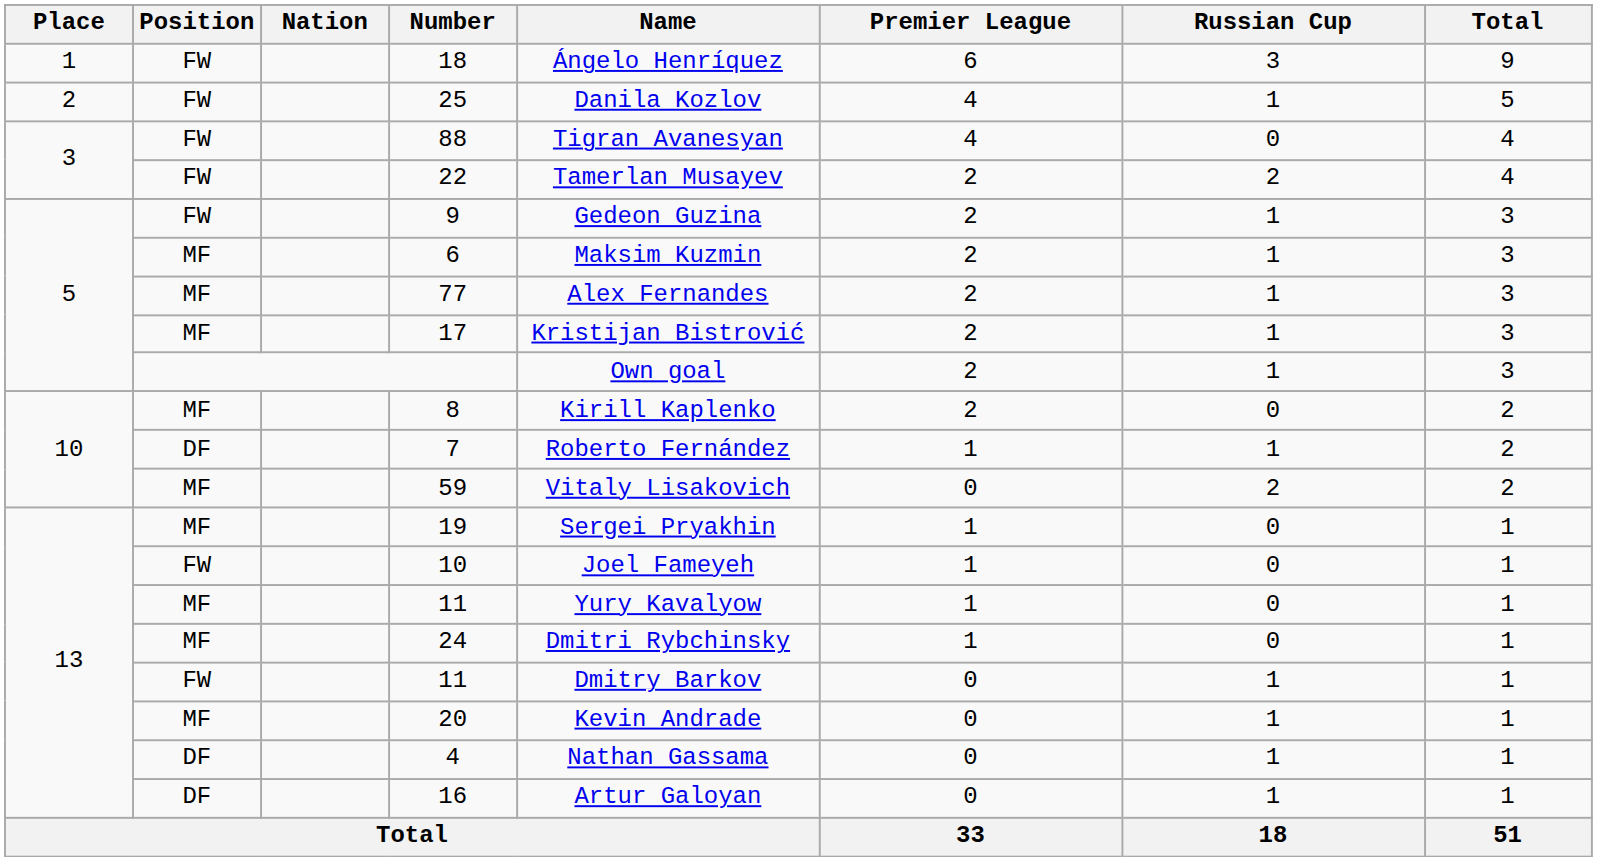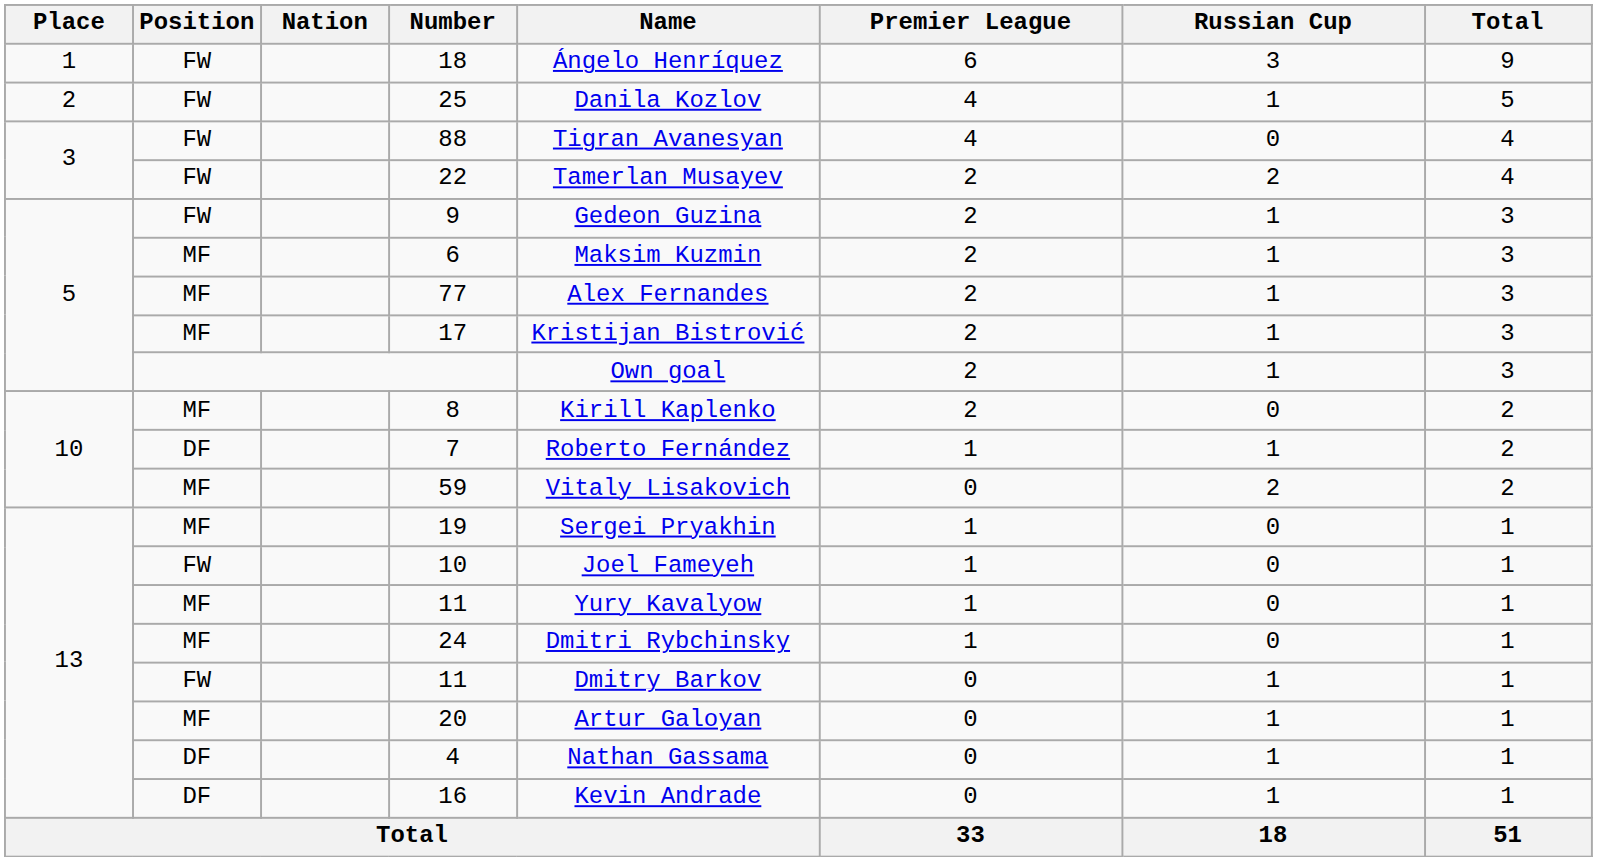(668, 721) Kevin Andrade -> (668, 721) Artur Galoyan
(668, 798) Artur Galoyan -> (668, 798) Kevin Andrade
